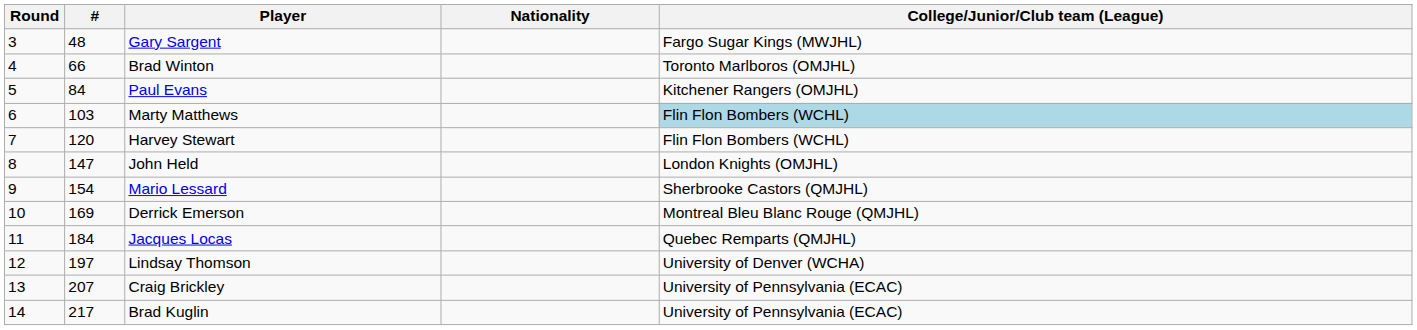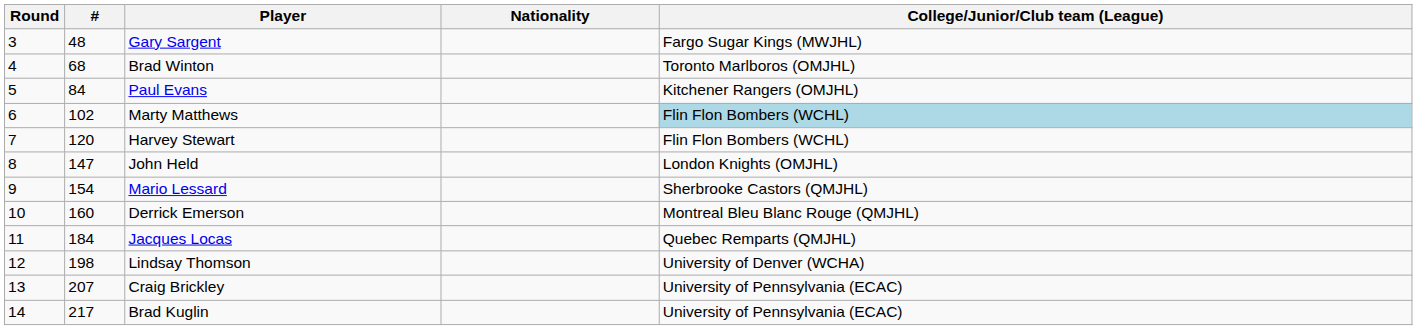(77, 66) 66 -> (77, 66) 68
(81, 115) 103 -> (81, 115) 102
(81, 213) 169 -> (81, 213) 160
(81, 262) 197 -> (81, 262) 198
